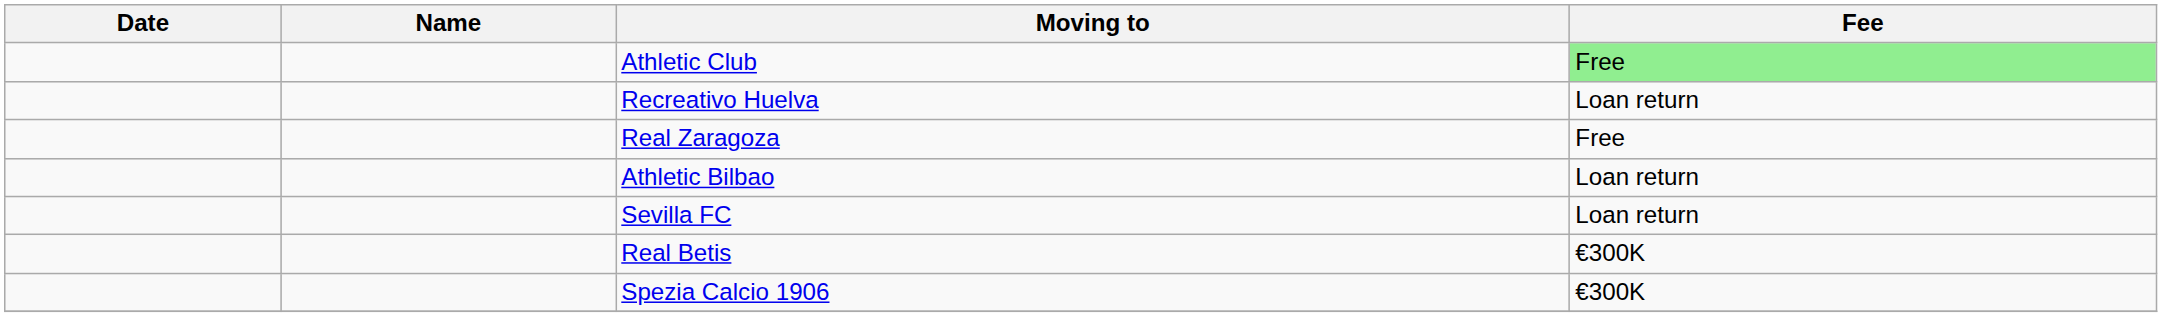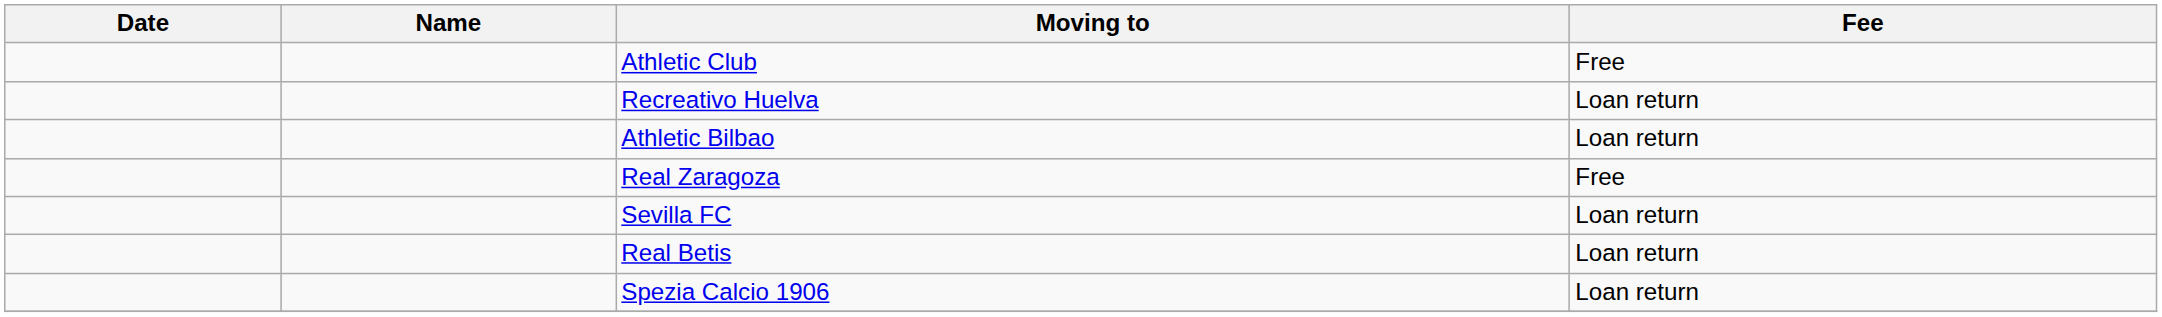(1600, 61) lightgreen background -> (1600, 61) no background
rows swapped: (701, 138) <-> (698, 176)
(1610, 253) €300K -> (1637, 253) Loan return
(1610, 291) €300K -> (1637, 291) Loan return
